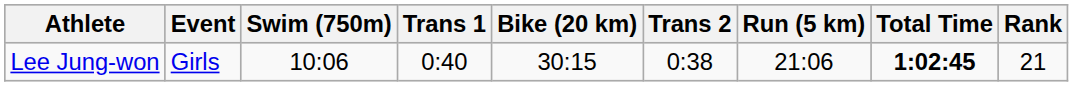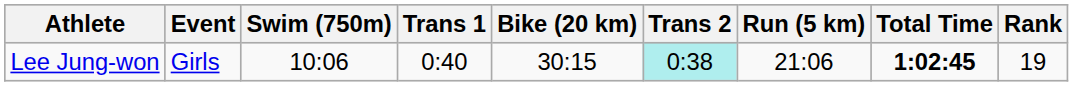(690, 62) no background -> (690, 62) paleturquoise background
(1033, 62) 21 -> (1033, 62) 19
